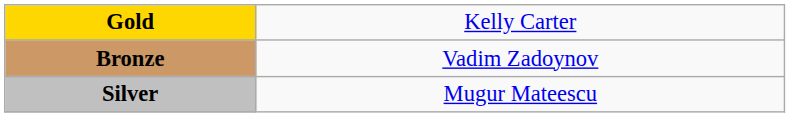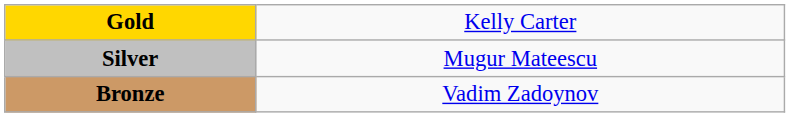rows swapped: (130, 93) <-> (130, 58)
